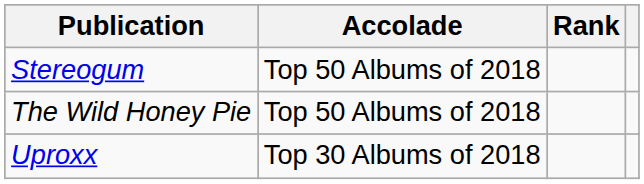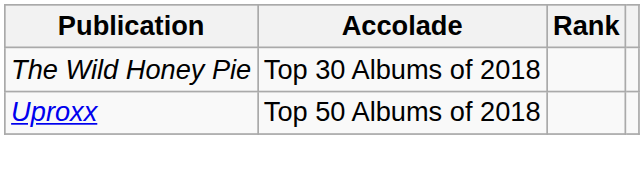- row: (78, 69)
(402, 112) Top 50 Albums of 2018 -> (402, 69) Top 30 Albums of 2018
(402, 155) Top 30 Albums of 2018 -> (402, 112) Top 50 Albums of 2018
